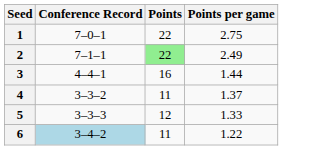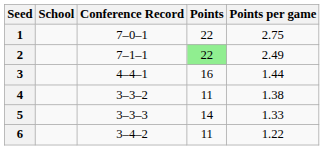+ column: (56, 14)
(231, 94) 1.37 -> (273, 94) 1.38
(165, 114) 12 -> (207, 114) 14
(90, 134) lightblue background -> (132, 134) no background
